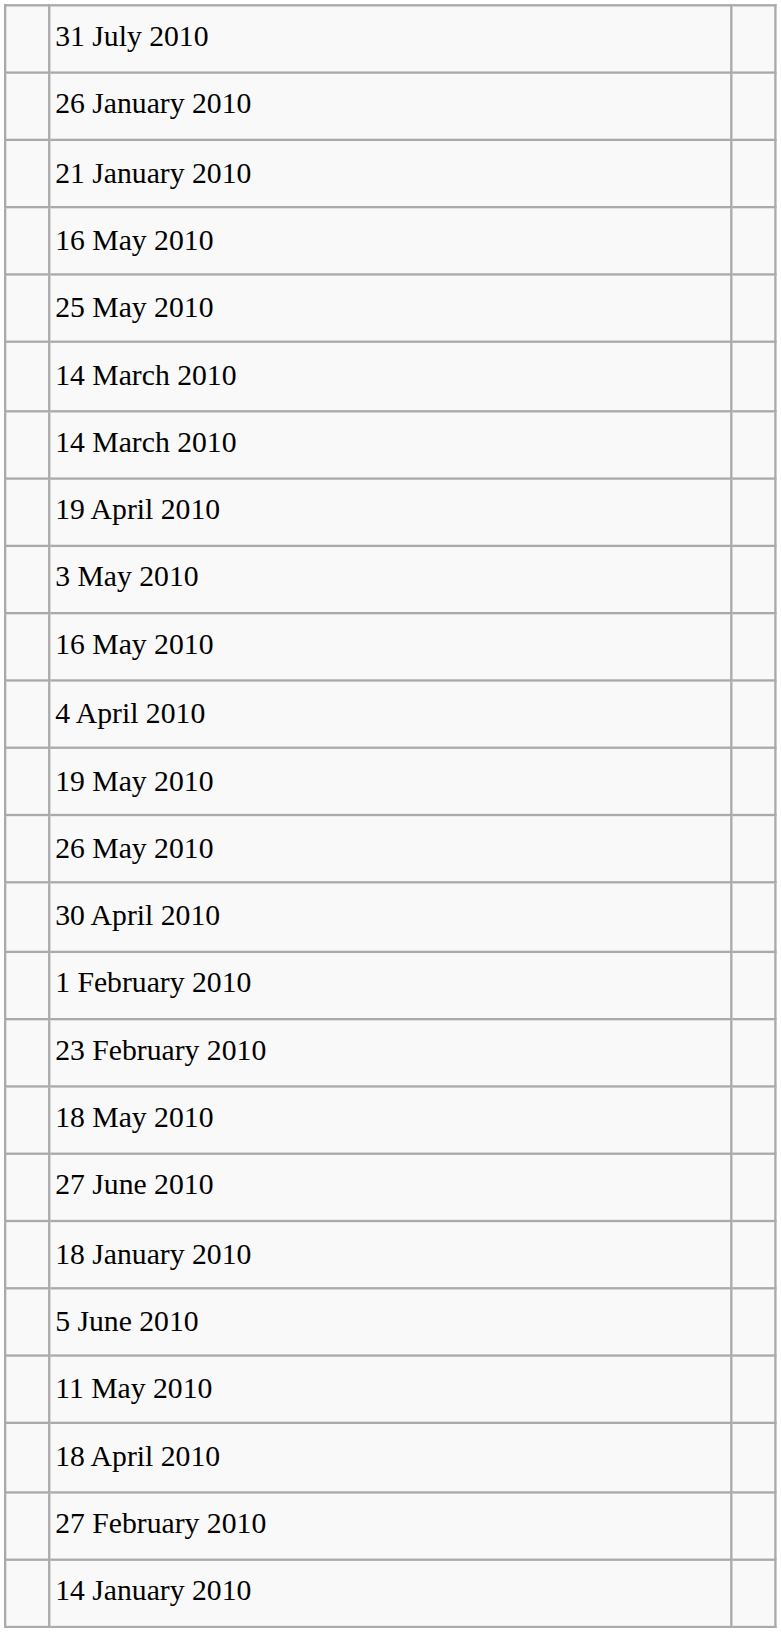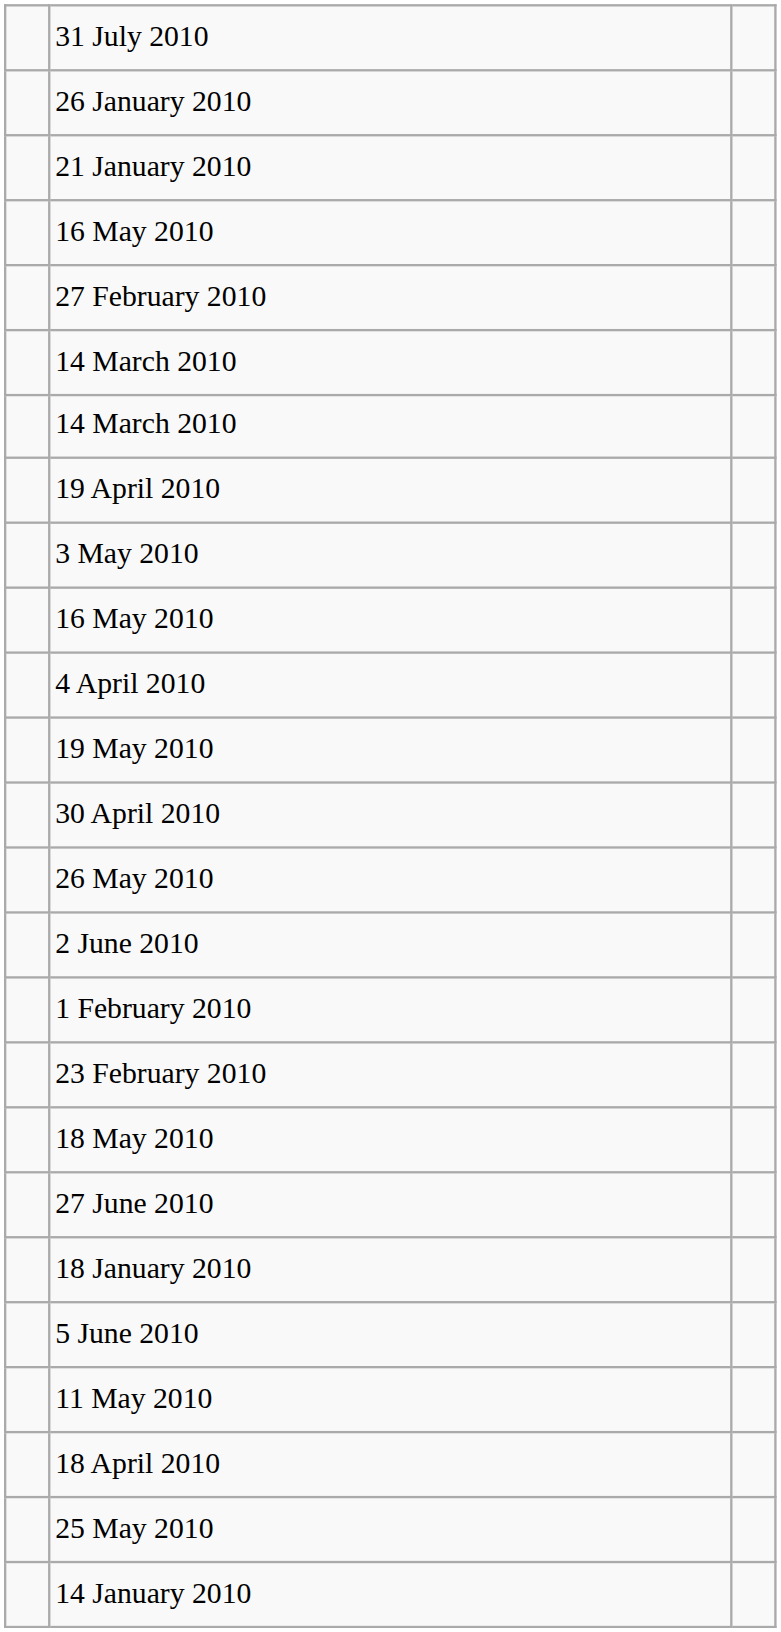rows swapped: (27, 1525) <-> (27, 309)
rows swapped: (27, 917) <-> (27, 849)
+ row: (27, 945)
